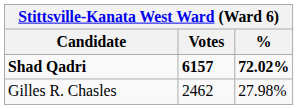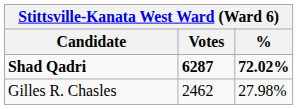(198, 66) 6157 -> (198, 66) 6287
